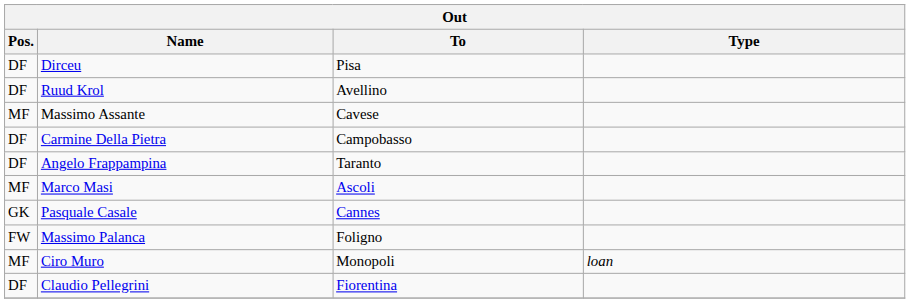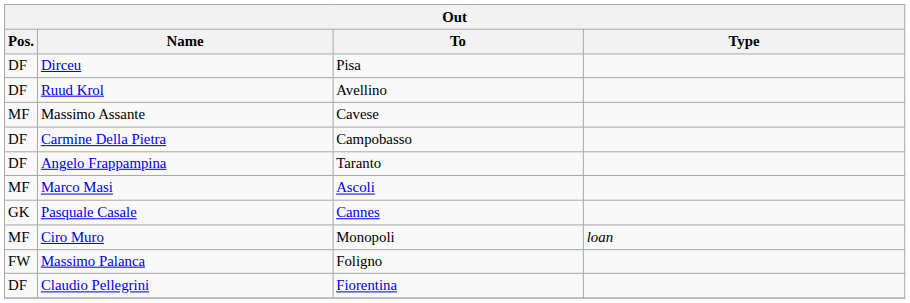rows swapped: (72, 261) <-> (93, 237)
